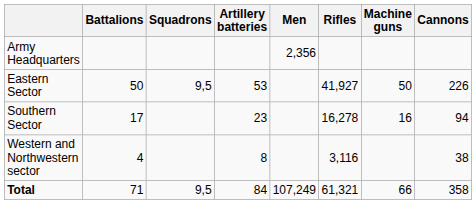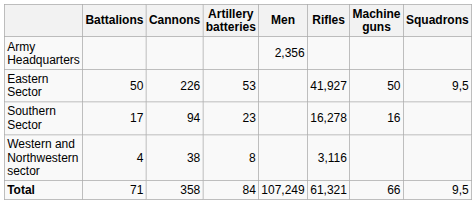columns swapped: (180, 20) <-> (443, 20)
